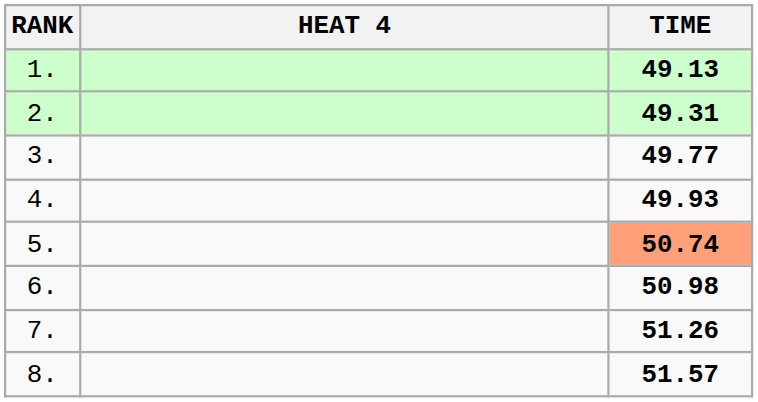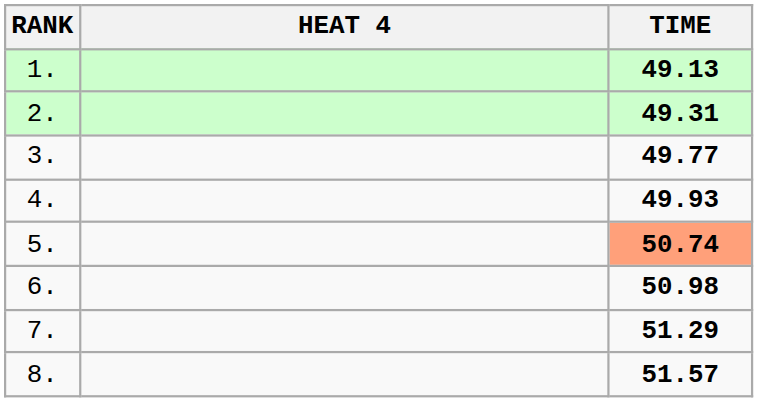(680, 331) 51.26 -> (680, 331) 51.29
